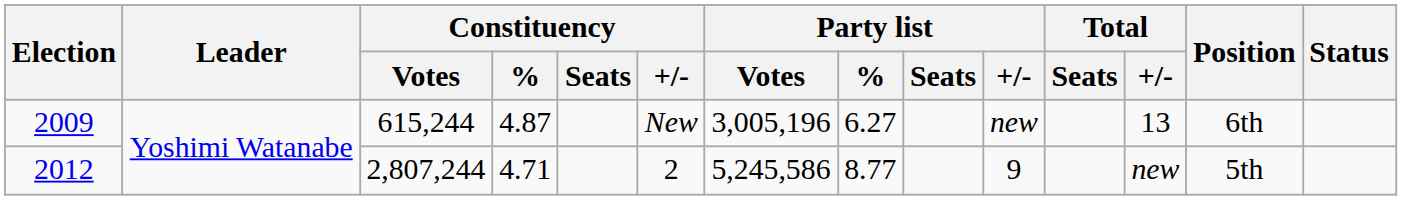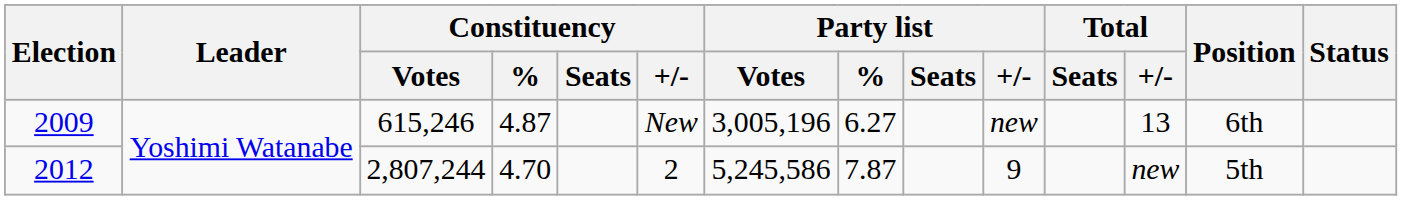(426, 122) 615,244 -> (426, 122) 615,246
(525, 169) 4.71 -> (525, 169) 4.70
(870, 169) 8.77 -> (870, 169) 7.87
